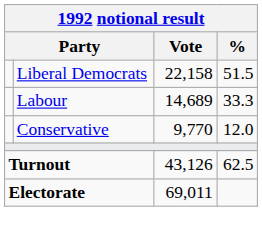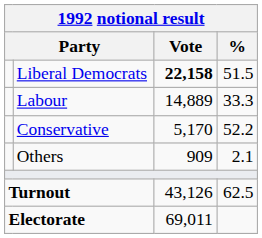(189, 73) normal -> (189, 73) bold
(189, 101) 14,689 -> (189, 101) 14,889
(193, 128) 9,770 -> (193, 128) 5,170
(238, 128) 12.0 -> (238, 128) 52.2
+ row: (40, 156)
